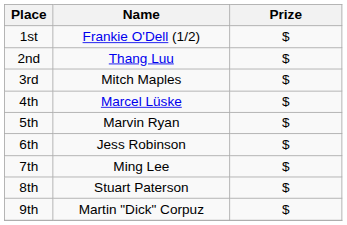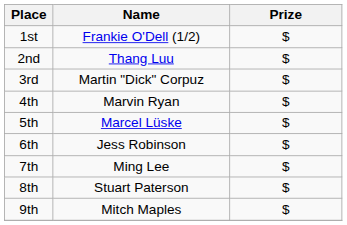(141, 79) Mitch Maples -> (141, 79) Martin "Dick" Corpuz
(141, 101) Marcel Lüske -> (141, 101) Marvin Ryan
(141, 123) Marvin Ryan -> (141, 123) Marcel Lüske
(141, 209) Martin "Dick" Corpuz -> (141, 209) Mitch Maples
